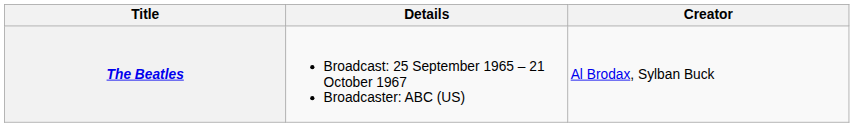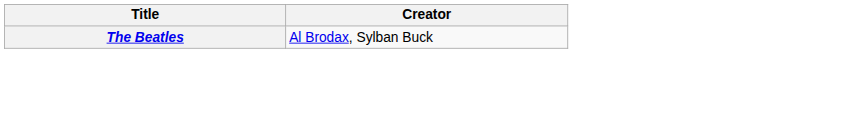- column: (427, 15)
